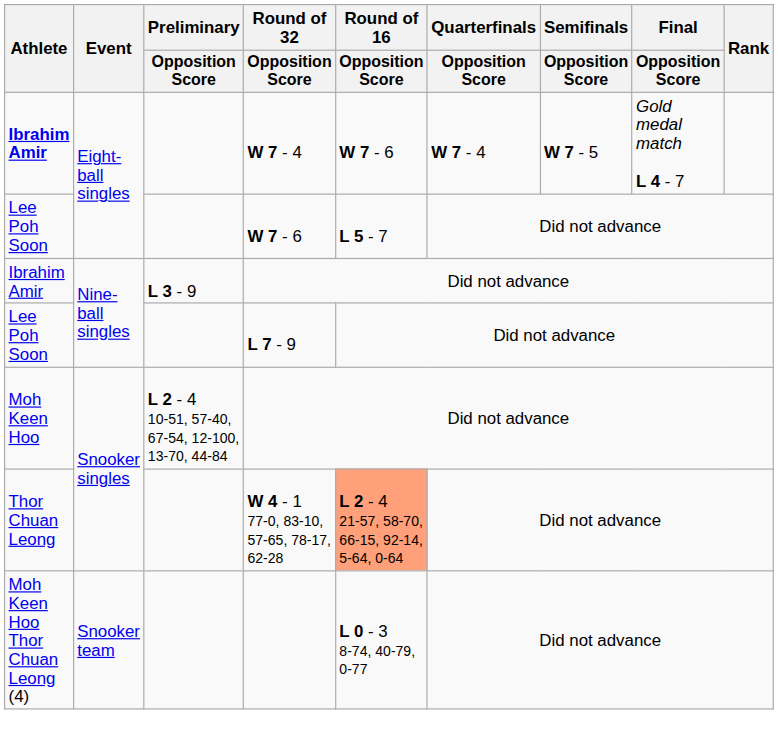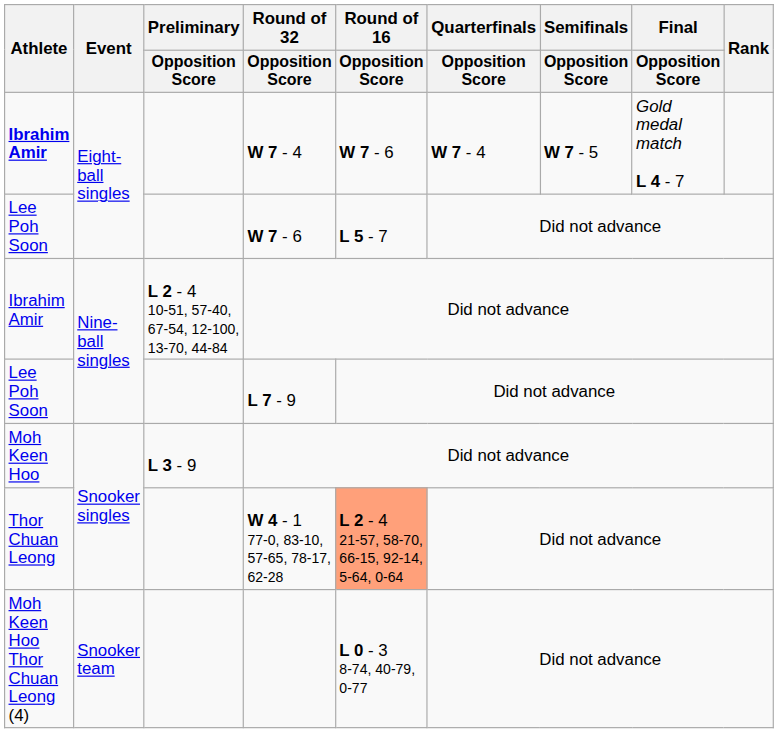(172, 291) L 3 - 9 -> (194, 319) L 2 - 4 10-51, 57-40, 67-54, 12-100, 13-70, 44-84
(194, 428) L 2 - 4 10-51, 57-40, 67-54, 12-100, 13-70, 44-84 -> (172, 465) L 3 - 9
